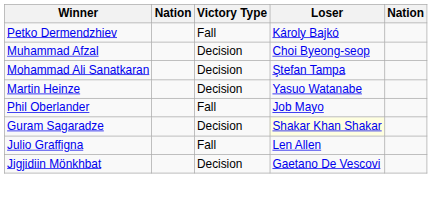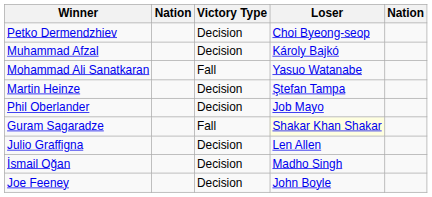(207, 32) Fall -> (220, 32) Decision
(306, 32) Károly Bajkó -> (321, 32) Choi Byeong-seop
(321, 51) Choi Byeong-seop -> (306, 51) Károly Bajkó
(220, 70) Decision -> (207, 70) Fall
(309, 70) Ştefan Tampa -> (317, 70) Yasuo Watanabe
(317, 88) Yasuo Watanabe -> (309, 88) Ştefan Tampa
(207, 107) Fall -> (220, 107) Decision
(220, 126) Decision -> (207, 126) Fall
(207, 145) Fall -> (220, 145) Decision
+ row: (39, 164)
+ row: (38, 182)
- row: (54, 164)
